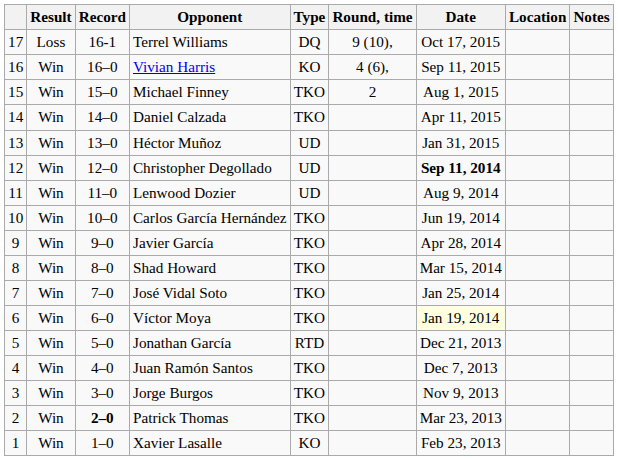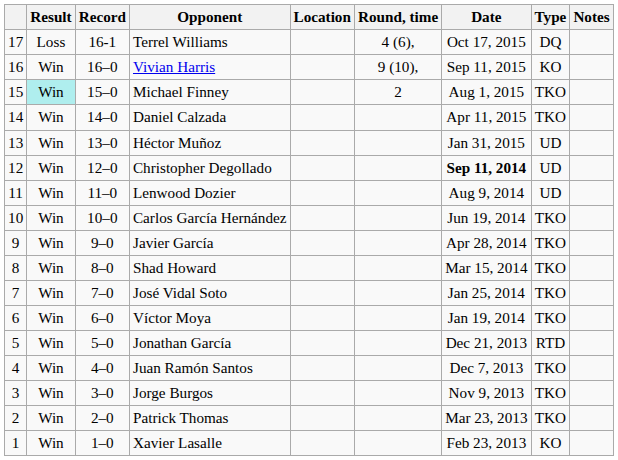columns swapped: (309, 17) <-> (538, 17)
(372, 42) 9 (10), -> (398, 42) 4 (6),
(372, 67) 4 (6), -> (398, 67) 9 (10),
(51, 92) no background -> (51, 92) paleturquoise background
(461, 317) lightyellow background -> (486, 317) no background
(102, 418) bold -> (102, 418) normal
